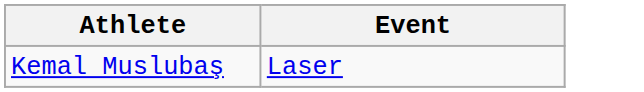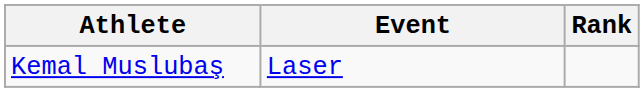+ column: (602, 26)
